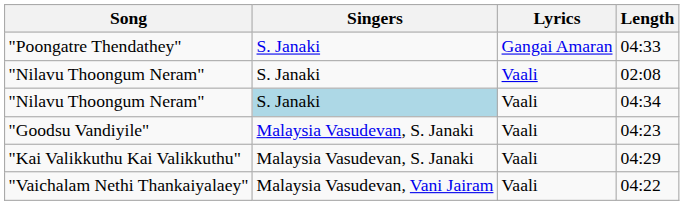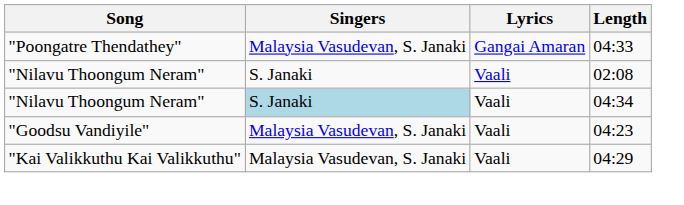(288, 46) S. Janaki -> (358, 46) Malaysia Vasudevan, S. Janaki
- row: (641, 185)
